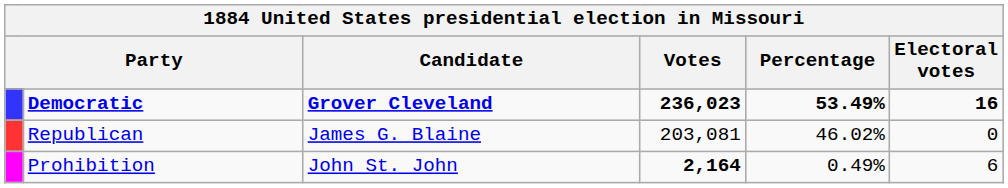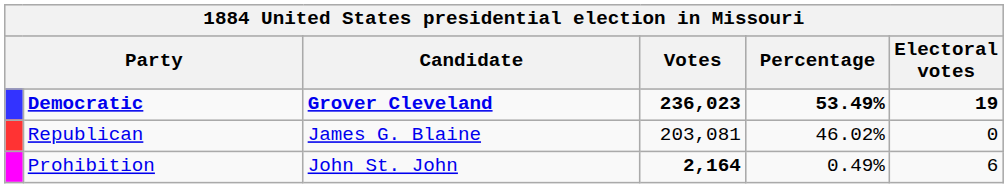(987, 105) 16 -> (987, 105) 19
